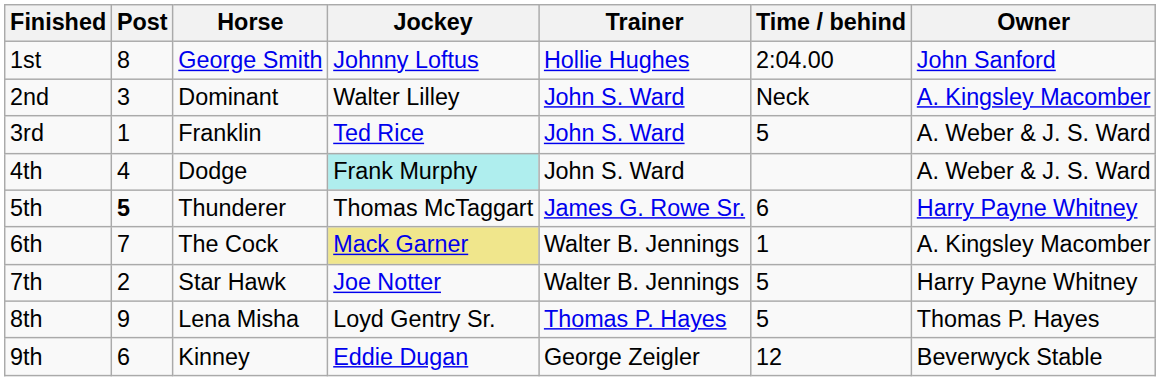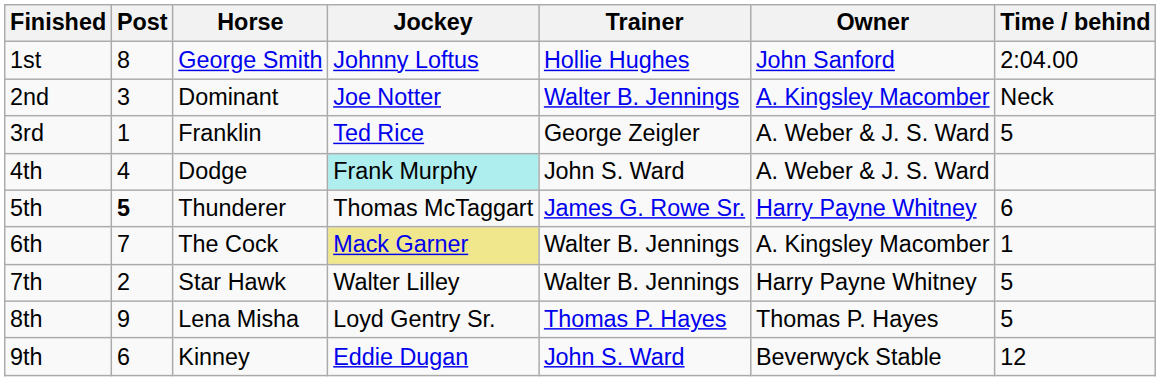columns swapped: (1034, 23) <-> (831, 23)
(396, 97) Walter Lilley -> (387, 97) Joe Notter
(614, 97) John S. Ward -> (641, 97) Walter B. Jennings
(614, 134) John S. Ward -> (622, 134) George Zeigler
(387, 282) Joe Notter -> (396, 282) Walter Lilley
(622, 356) George Zeigler -> (614, 356) John S. Ward
